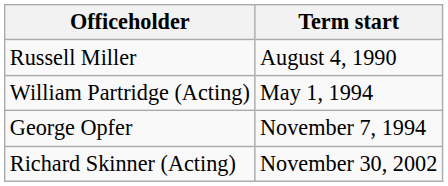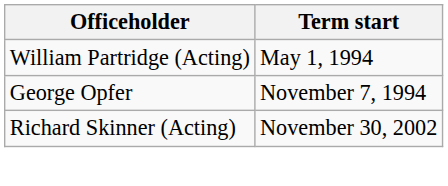- row: (73, 57)
